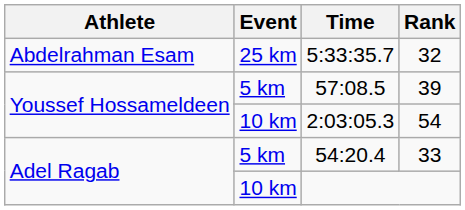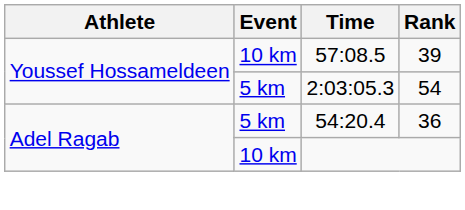- row: (350, 55)
(262, 88) 5 km -> (268, 55) 10 km
(268, 121) 10 km -> (262, 88) 5 km
(430, 155) 33 -> (430, 121) 36
